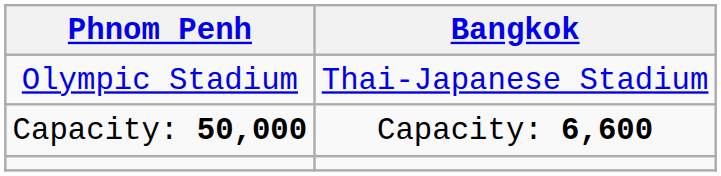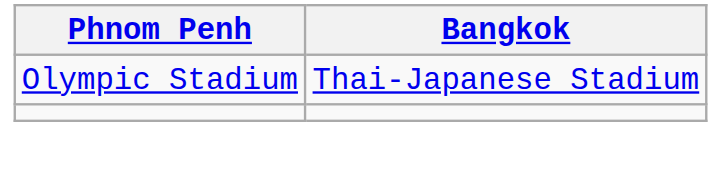- row: (160, 130)
